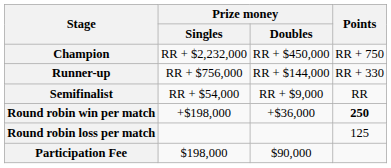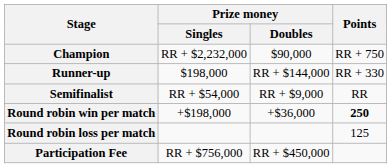(291, 53) RR + $450,000 -> (291, 53) $90,000
(204, 73) RR + $756,000 -> (204, 73) $198,000
(204, 152) $198,000 -> (204, 152) RR + $756,000
(291, 152) $90,000 -> (291, 152) RR + $450,000
